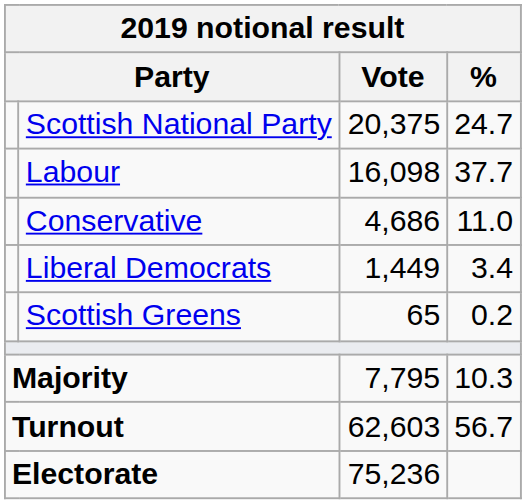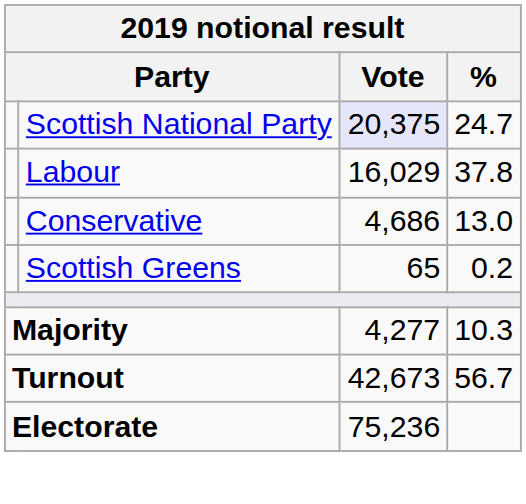(394, 124) no background -> (394, 124) lavender background
(394, 172) 16,098 -> (394, 172) 16,029
(484, 172) 37.7 -> (484, 172) 37.8
(485, 220) 11.0 -> (484, 220) 13.0
- row: (149, 268)
(402, 378) 7,795 -> (402, 330) 4,277
(394, 426) 62,603 -> (394, 378) 42,673
